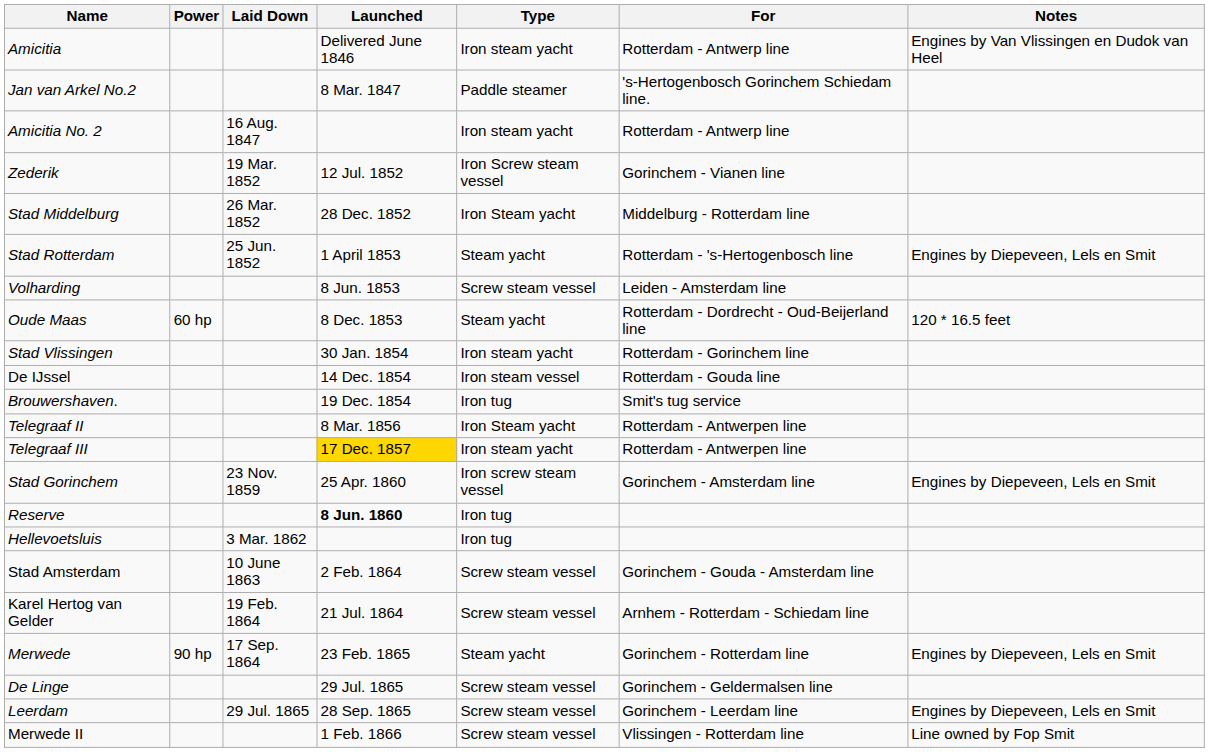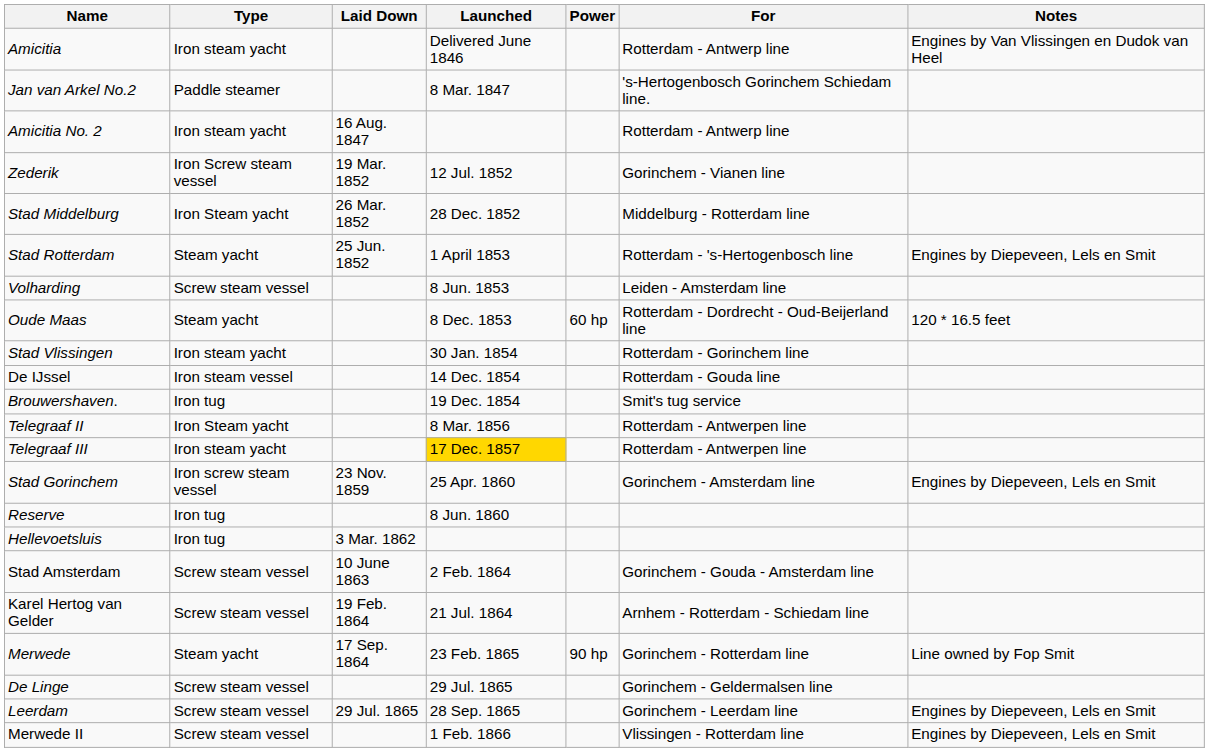columns swapped: (538, 16) <-> (196, 16)
(361, 514) bold -> (469, 514) normal
(1033, 654) Engines by Diepeveen, Lels en Smit -> (993, 654) Line owned by Fop Smit
(993, 734) Line owned by Fop Smit -> (1033, 734) Engines by Diepeveen, Lels en Smit
